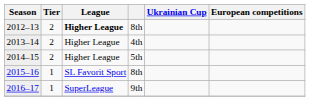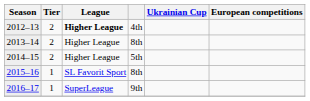(137, 26) 8th -> (137, 26) 4th
(137, 42) 4th -> (137, 42) 8th
